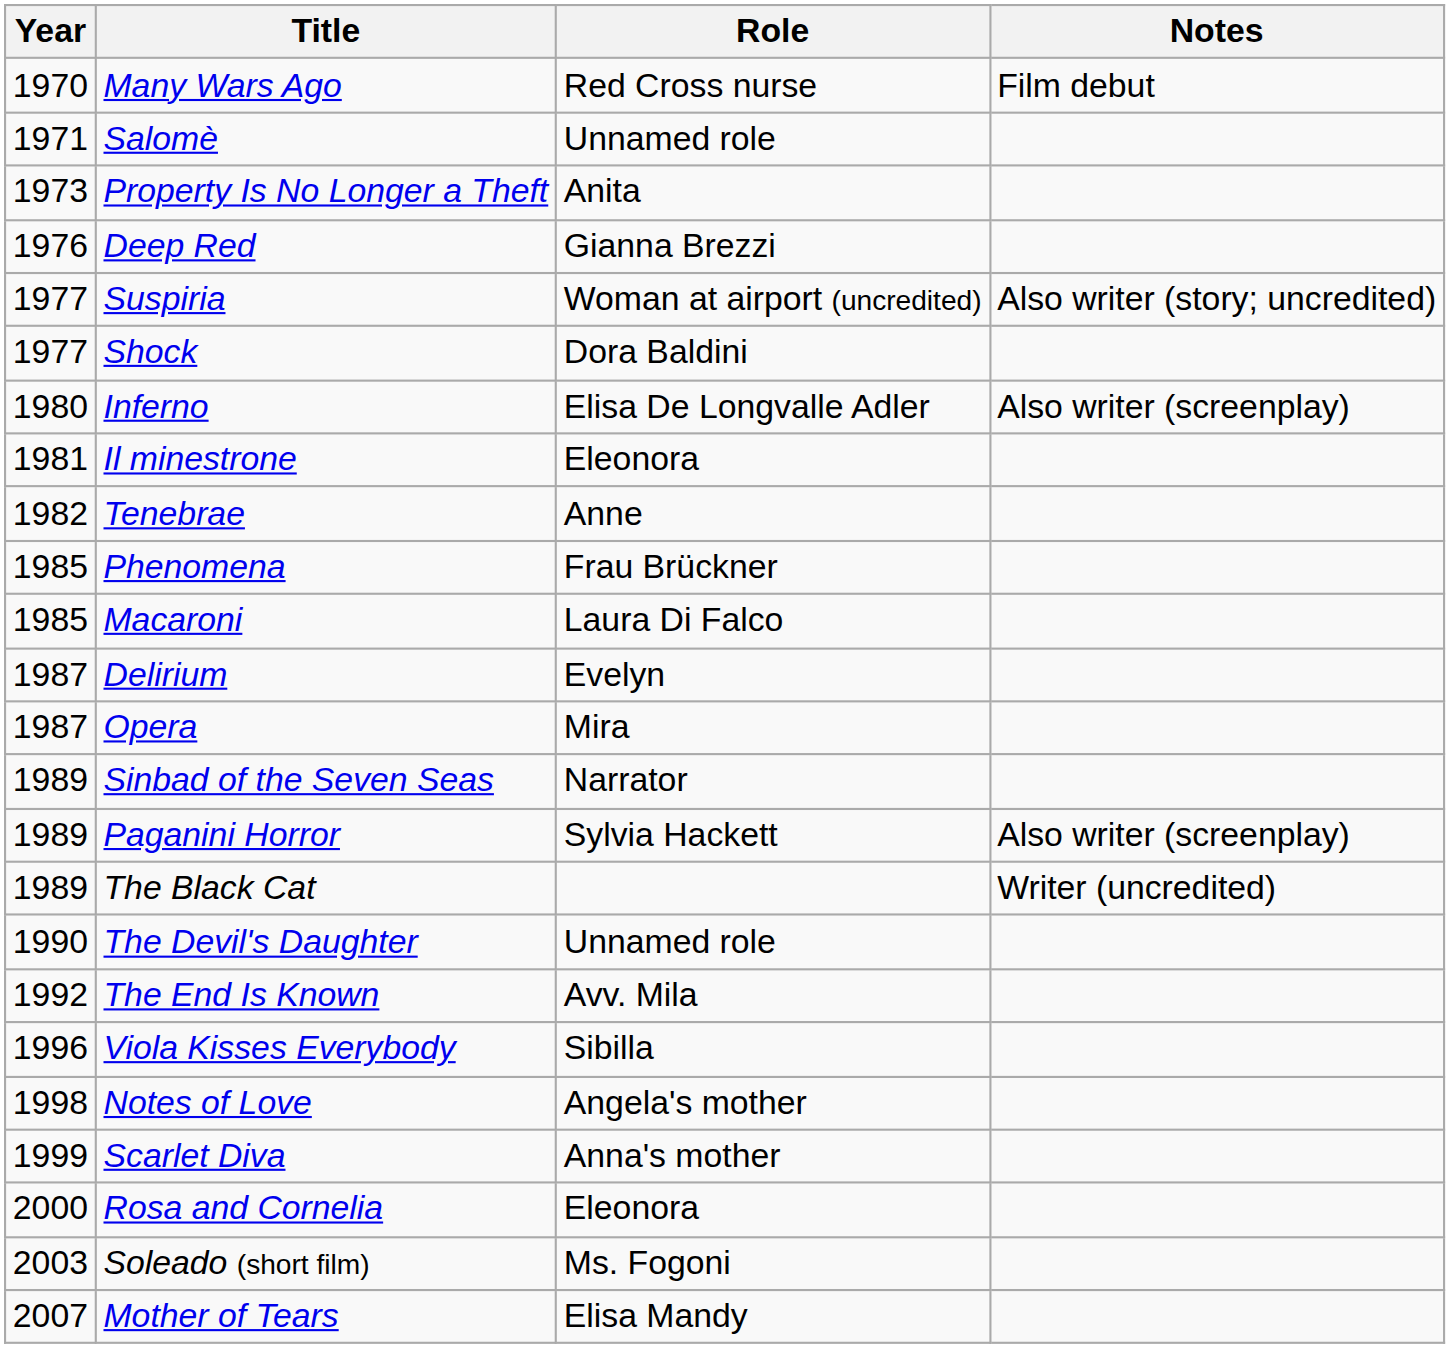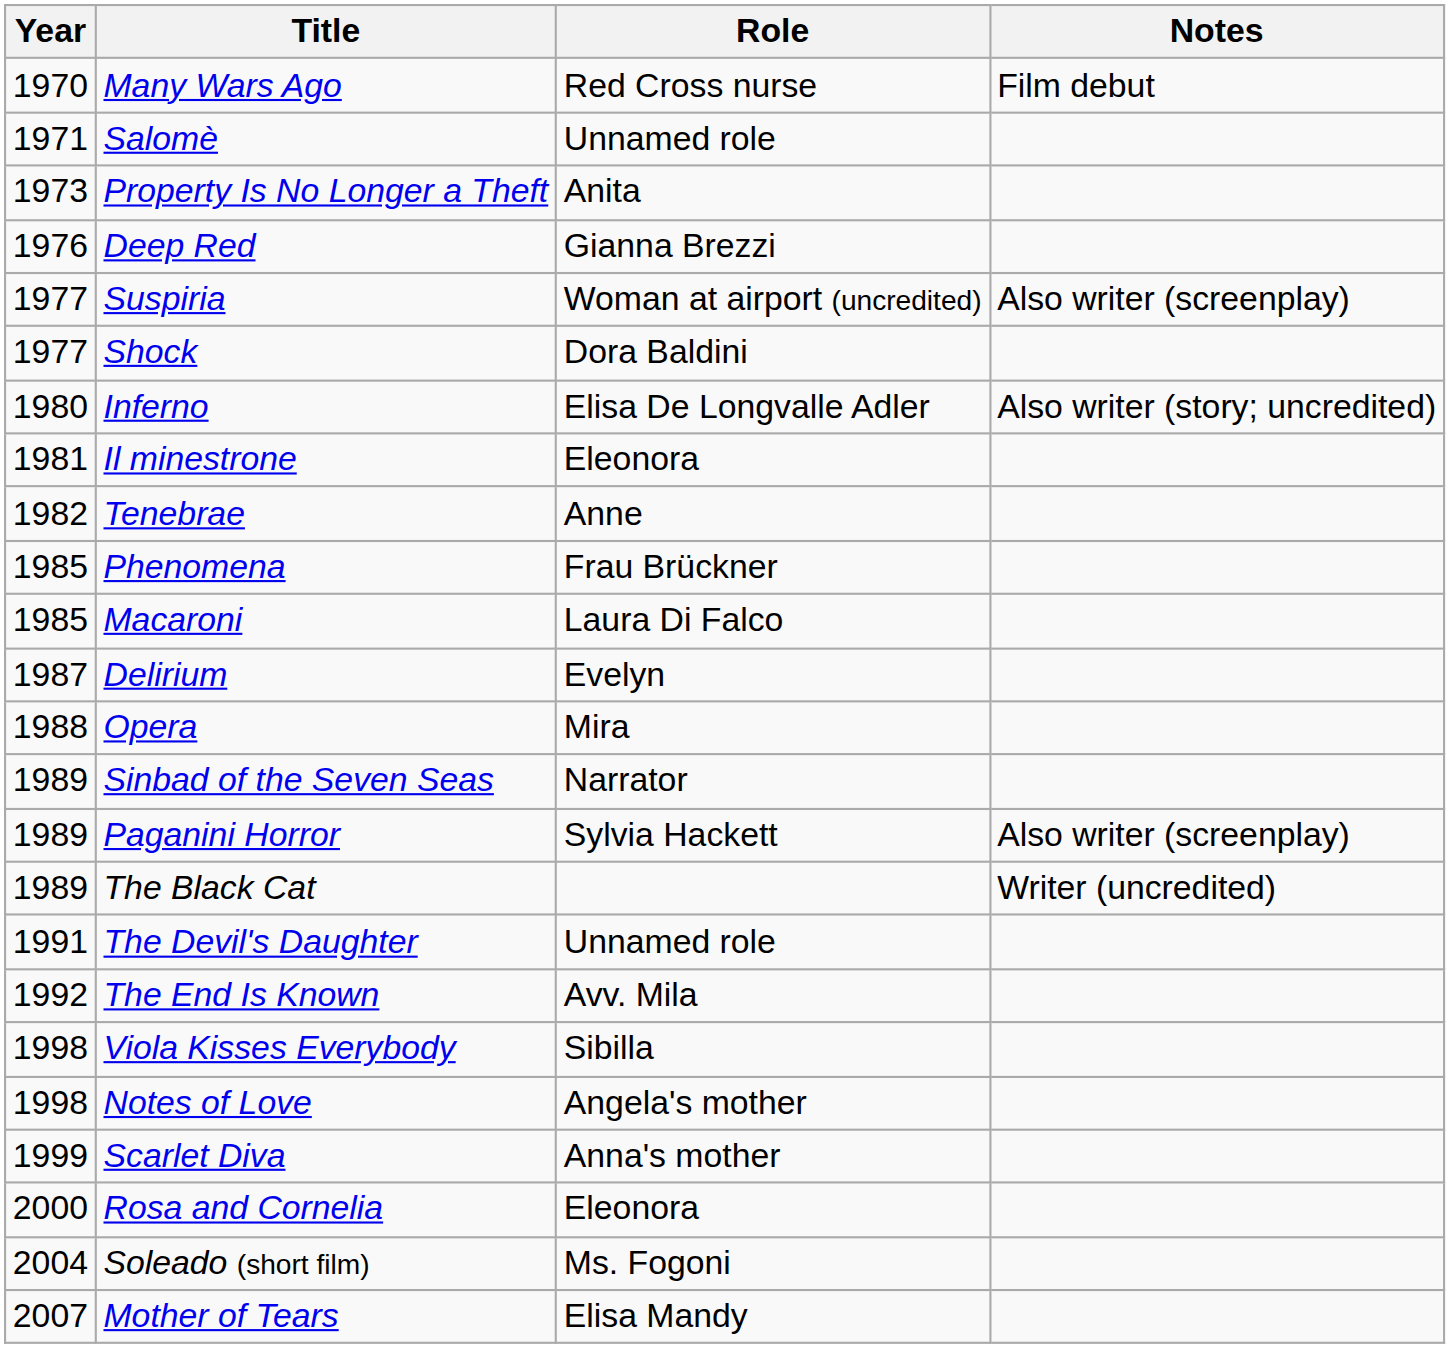(1217, 298) Also writer (story; uncredited) -> (1174, 298) Also writer (screenplay)
(1174, 406) Also writer (screenplay) -> (1217, 406) Also writer (story; uncredited)
(50, 727) 1987 -> (50, 727) 1988
(50, 941) 1990 -> (50, 941) 1991
(50, 1048) 1996 -> (50, 1048) 1998
(50, 1262) 2003 -> (50, 1262) 2004
